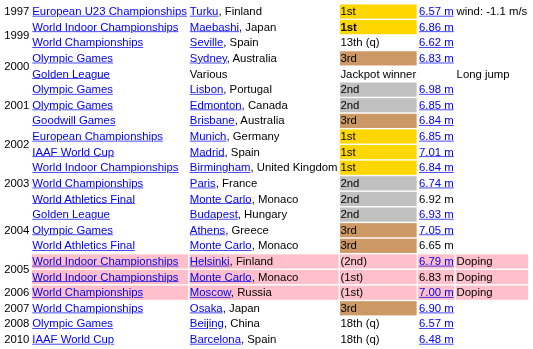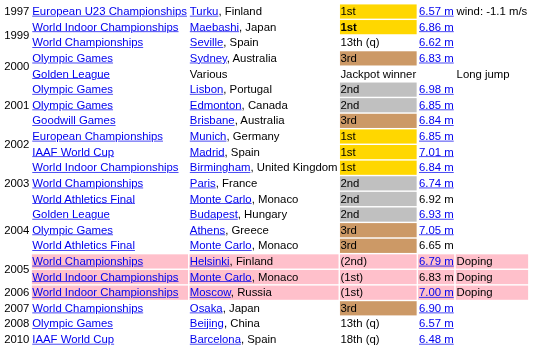(105, 261) World Indoor Championships -> (88, 261) World Championships
(88, 292) World Championships -> (105, 292) World Indoor Championships
(360, 324) 18th (q) -> (360, 324) 13th (q)
